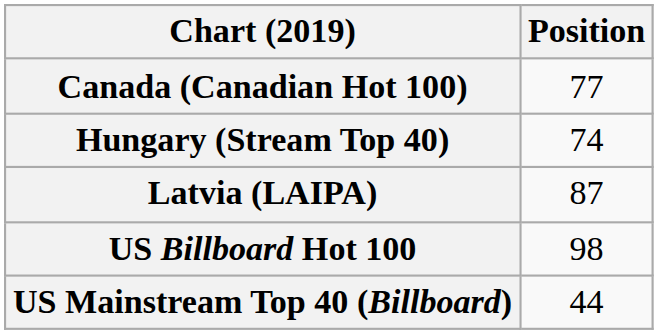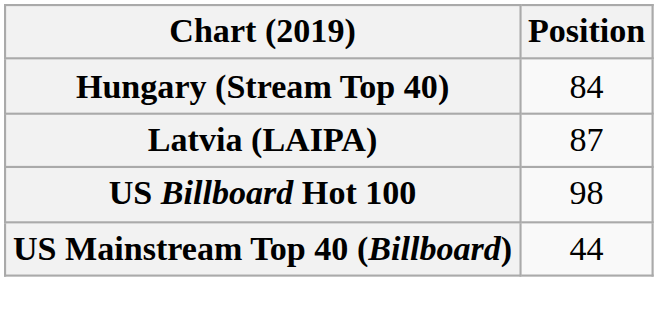- row: (263, 85)
(587, 139) 74 -> (587, 85) 84
